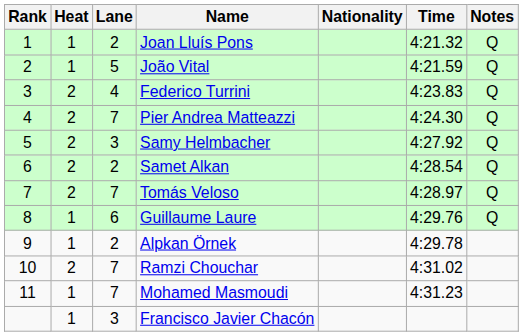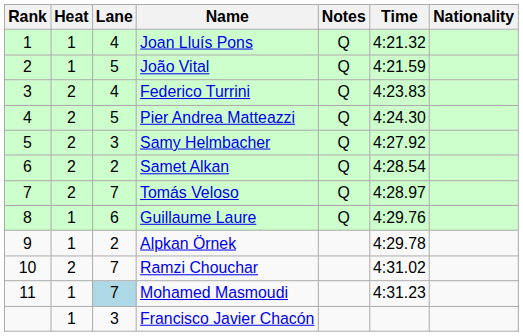columns swapped: (362, 17) <-> (492, 17)
(114, 42) 2 -> (114, 42) 4
(114, 117) 7 -> (114, 117) 5
(114, 293) no background -> (114, 293) lightblue background
